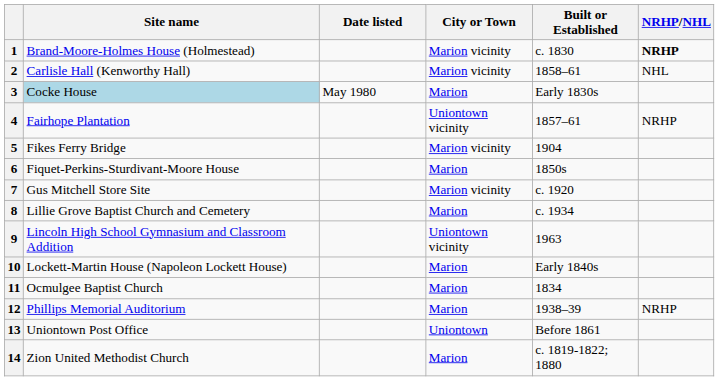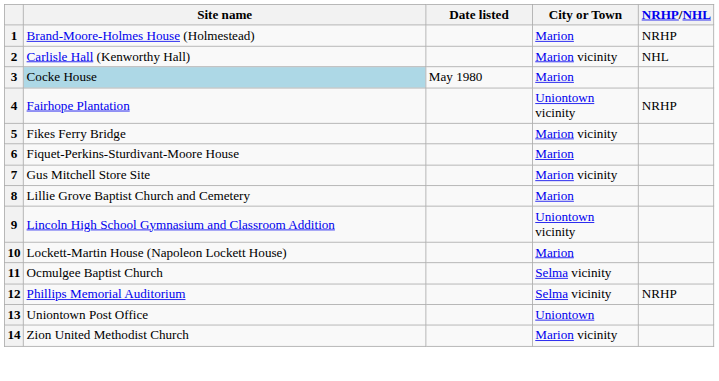- column: (585, 22)
(470, 50) Marion vicinity -> (555, 35) Marion
(660, 50) bold -> (659, 35) normal
(448, 288) Marion -> (573, 273) Selma vicinity
(448, 308) Marion -> (573, 294) Selma vicinity
(448, 357) Marion -> (576, 335) Marion vicinity
